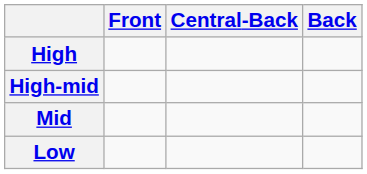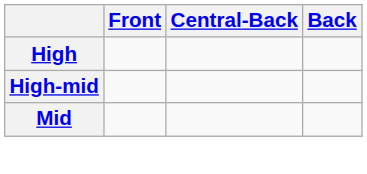- row: (54, 151)
